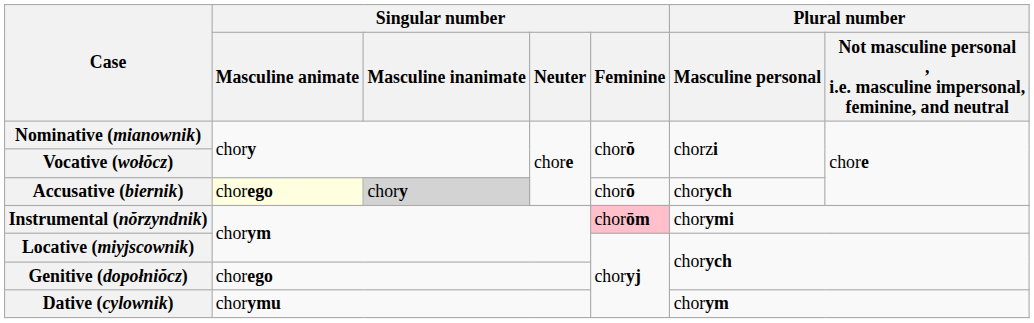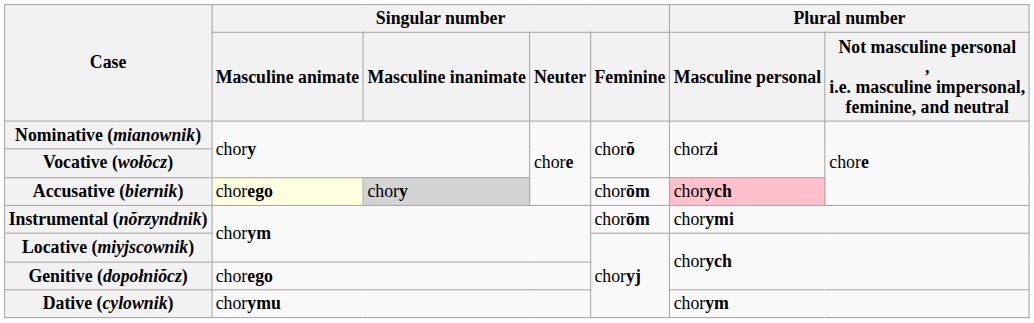(615, 191) chorõ -> (622, 191) chorōm
(703, 191) no background -> (703, 191) pink background
(622, 219) pink background -> (622, 219) no background
